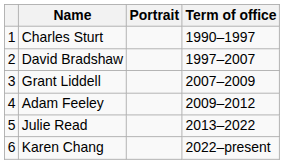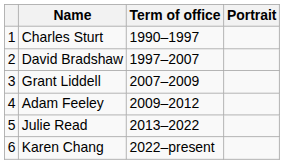columns swapped: (154, 15) <-> (231, 15)
